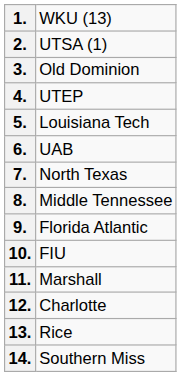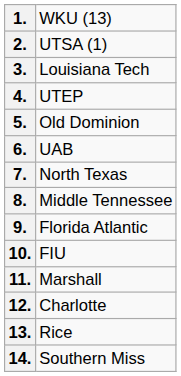(89, 70) Old Dominion -> (94, 70) Louisiana Tech
(94, 123) Louisiana Tech -> (89, 123) Old Dominion
